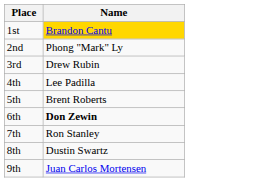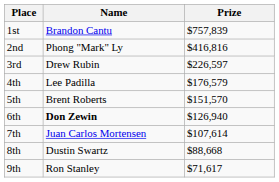+ column: (229, 13)
(79, 30) gold background -> (79, 30) no background
(73, 133) Ron Stanley -> (96, 133) Juan Carlos Mortensen
(96, 168) Juan Carlos Mortensen -> (73, 168) Ron Stanley
